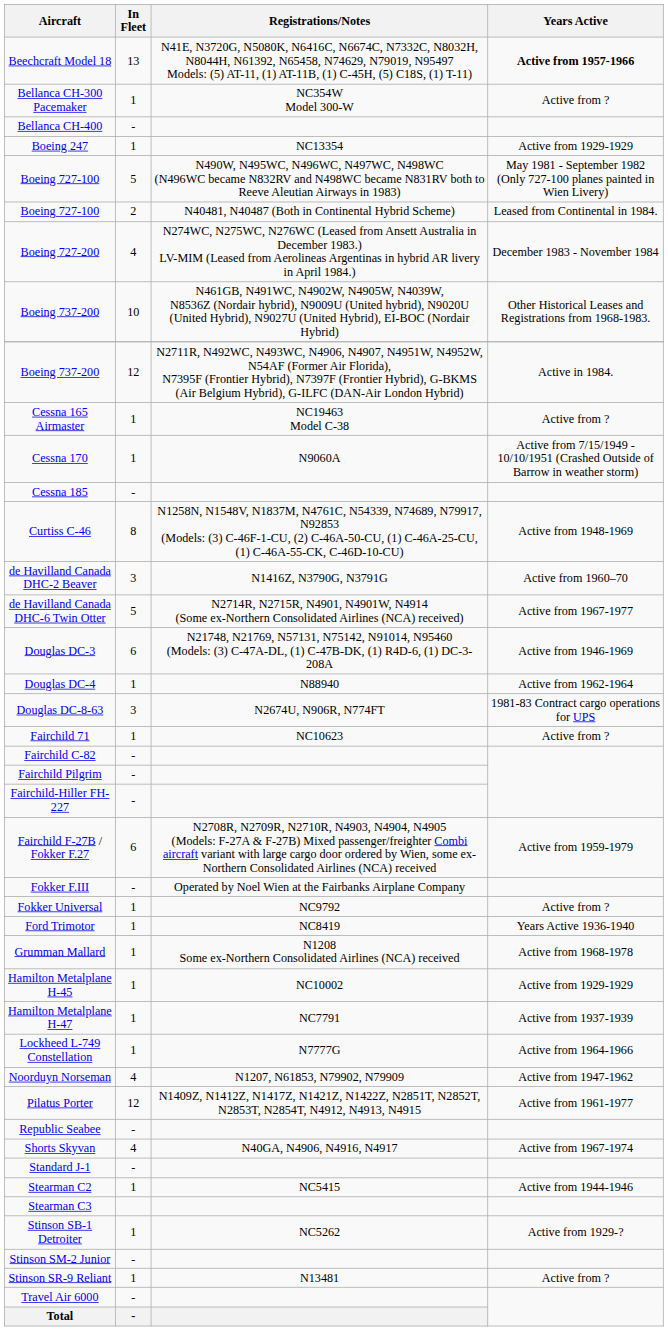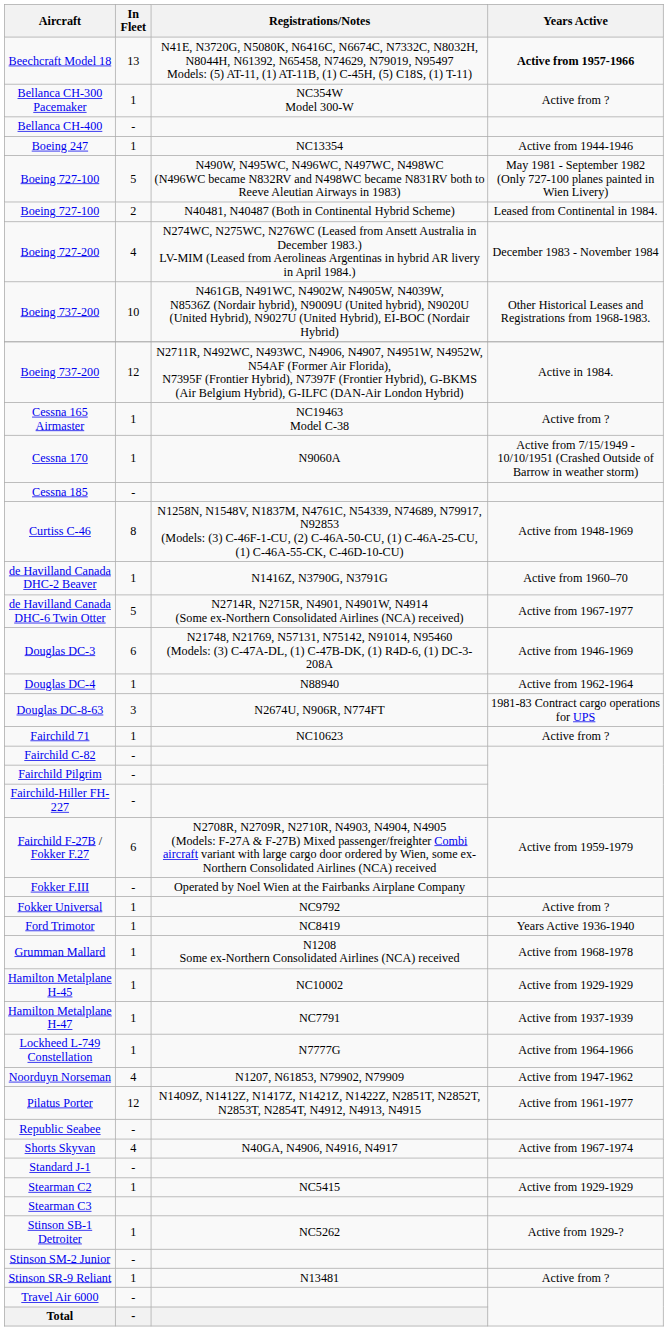(576, 146) Active from 1929-1929 -> (576, 146) Active from 1944-1946
(133, 578) 3 -> (133, 578) 1
(576, 1187) Active from 1944-1946 -> (576, 1187) Active from 1929-1929
